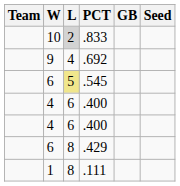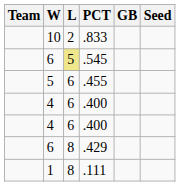(71, 37) lightgrey background -> (71, 37) no background
- row: (50, 59)
+ row: (50, 81)
